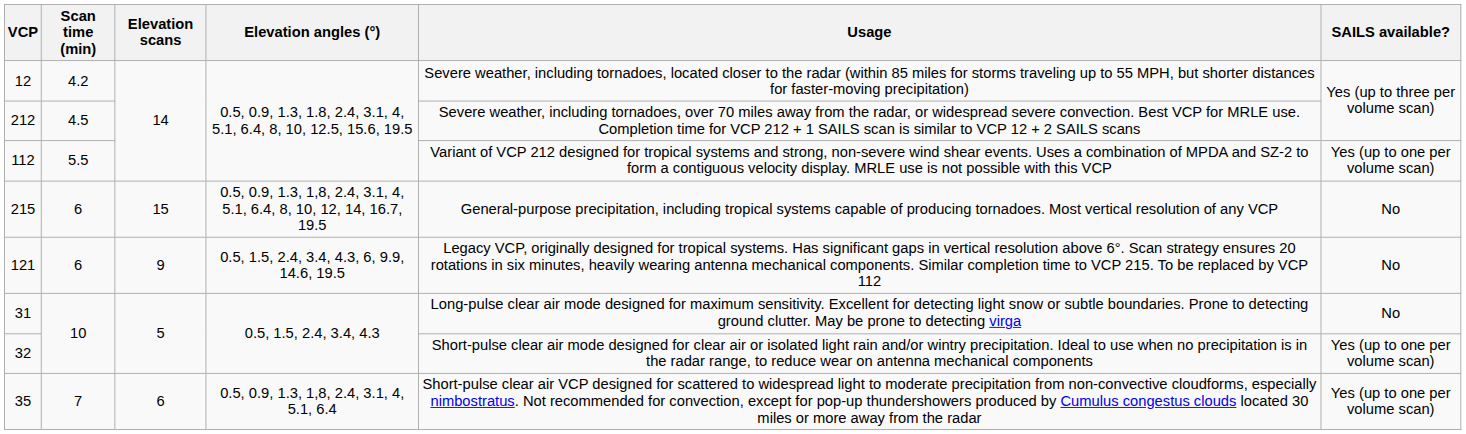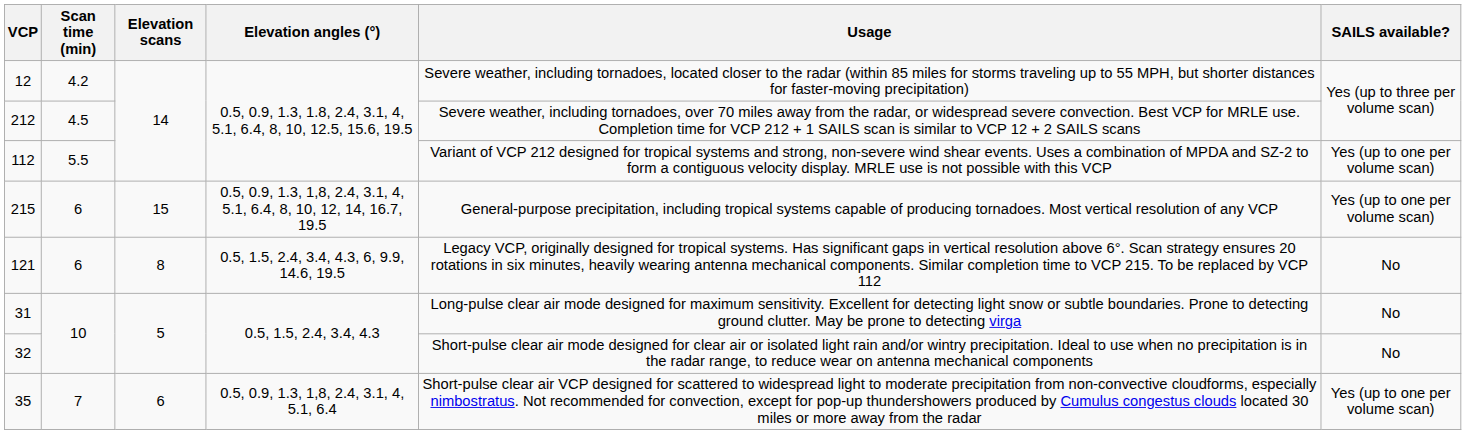(1391, 208) No -> (1391, 208) Yes (up to one per volume scan)
(161, 265) 9 -> (161, 265) 8
(1391, 353) Yes (up to one per volume scan) -> (1391, 353) No
